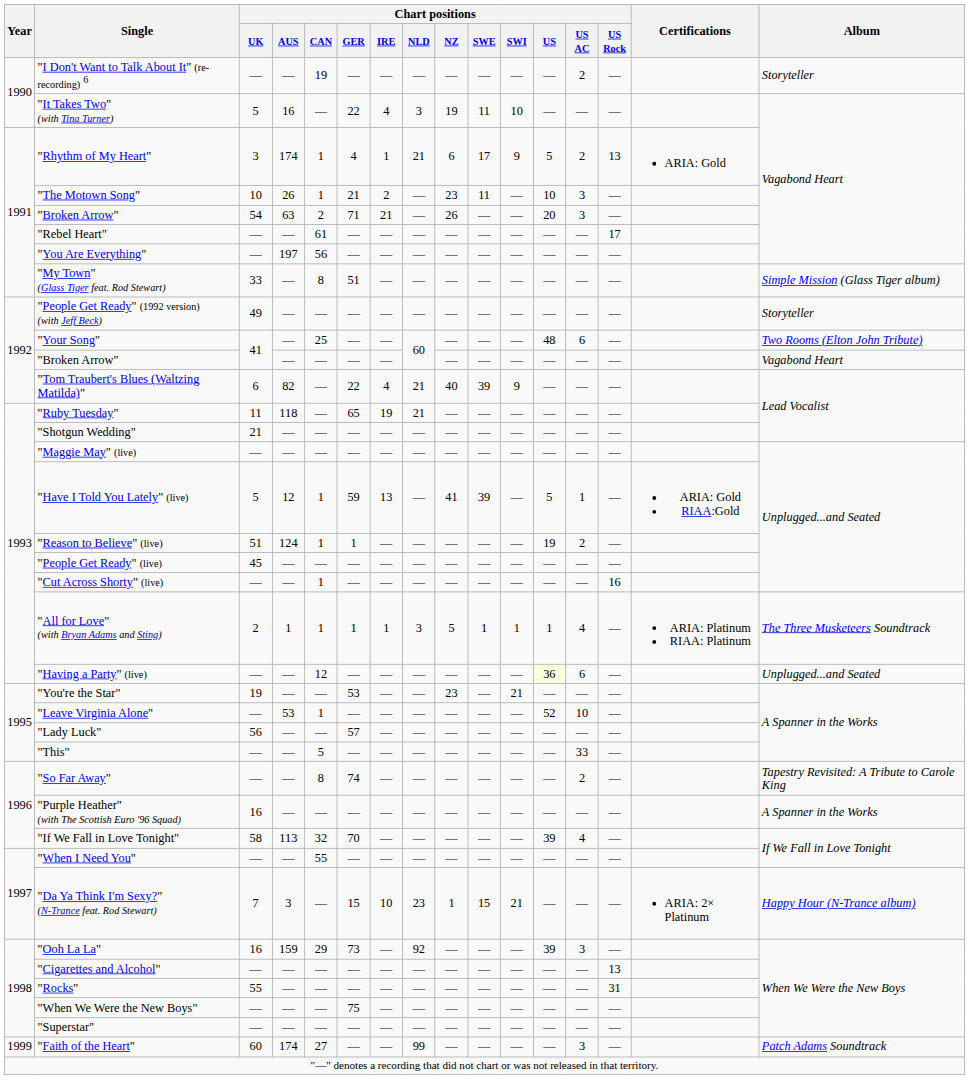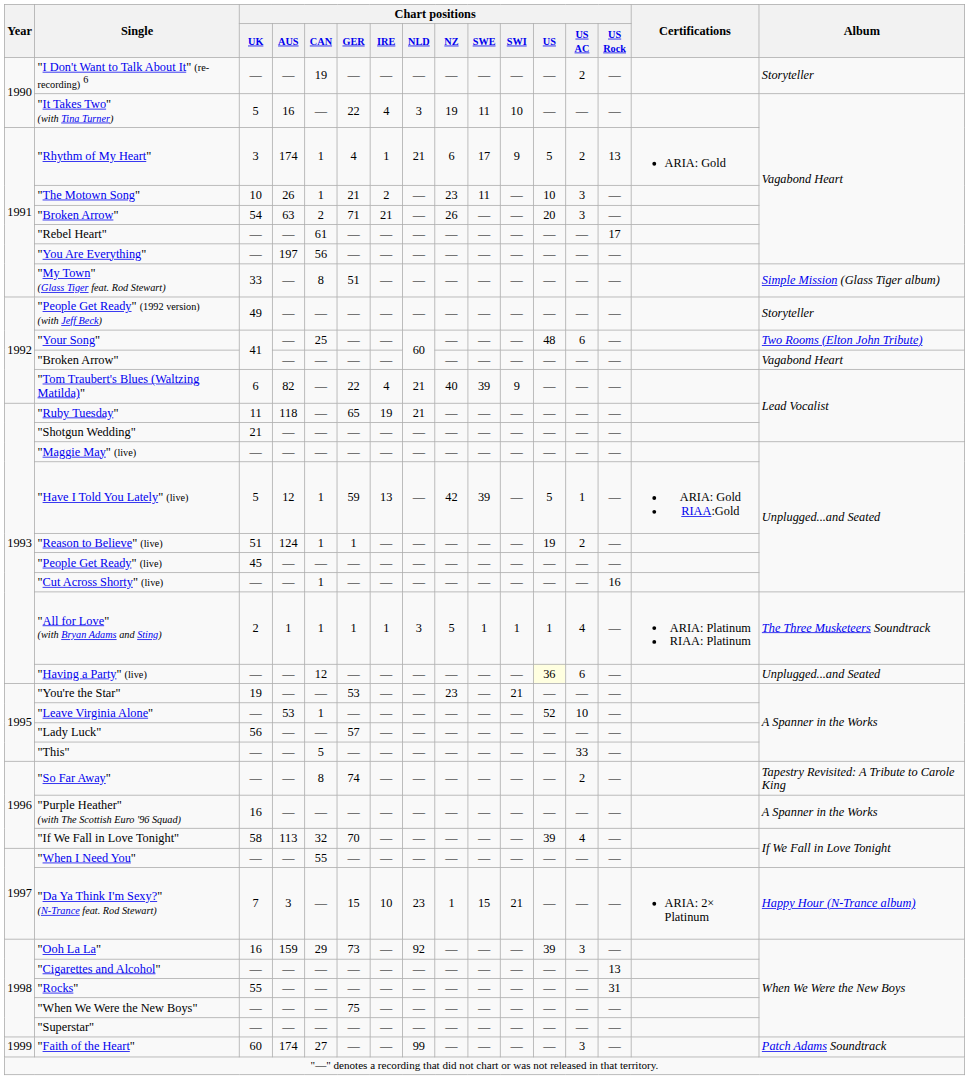(451, 497) 41 -> (451, 497) 42
